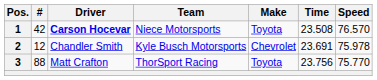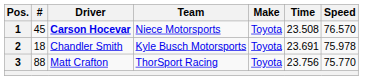(40, 29) 42 -> (40, 29) 45
(40, 46) 12 -> (40, 46) 18
(274, 46) Chevrolet -> (267, 46) Toyota
